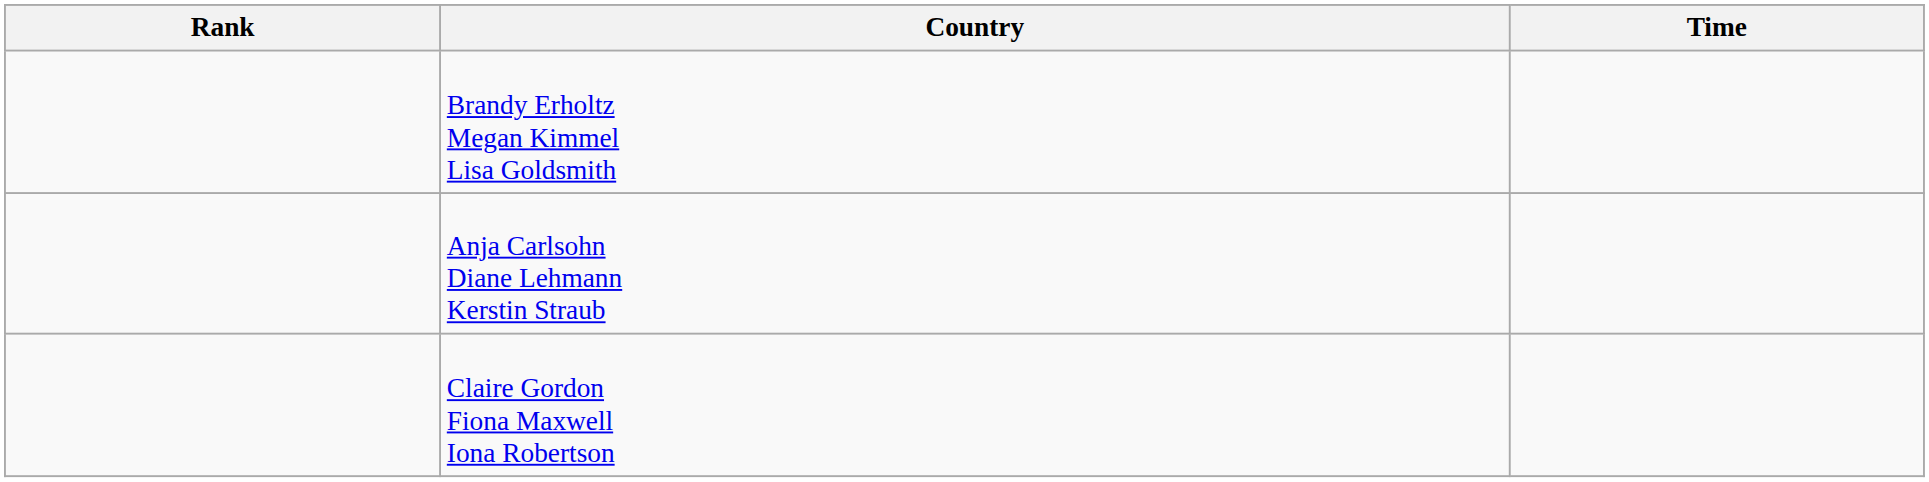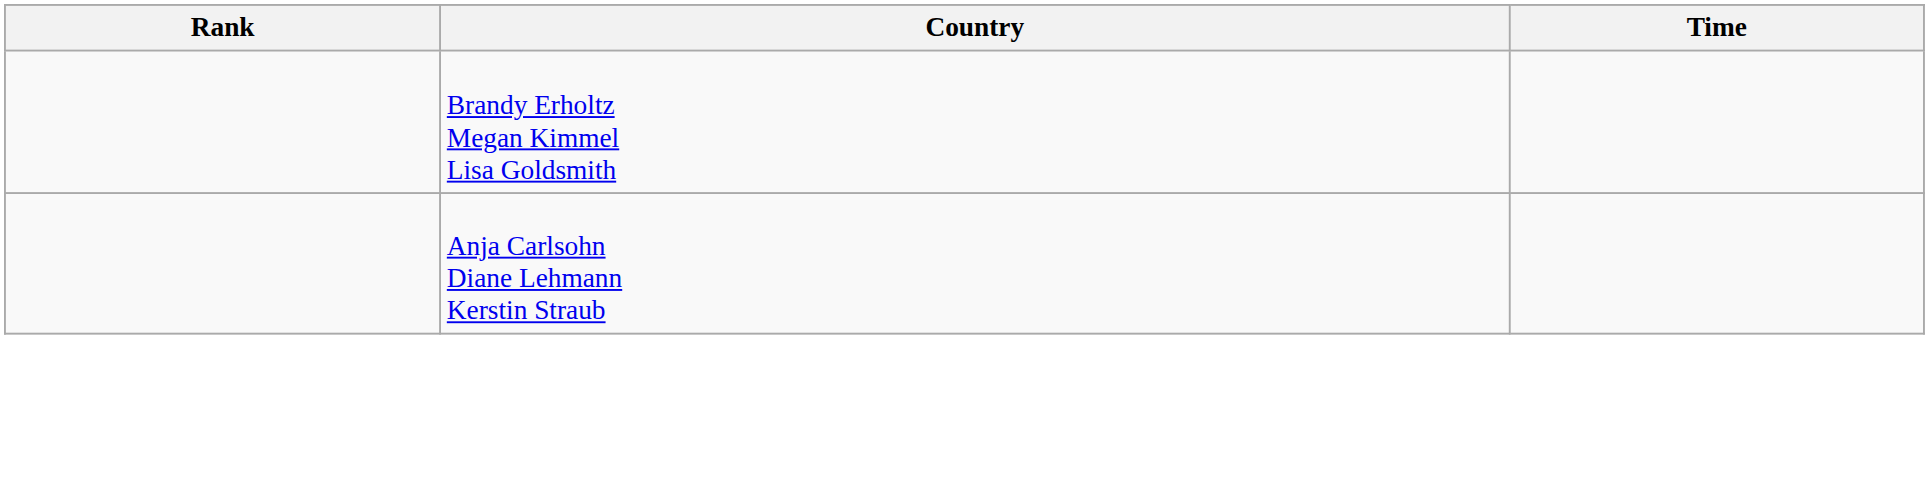- row: (531, 421)
